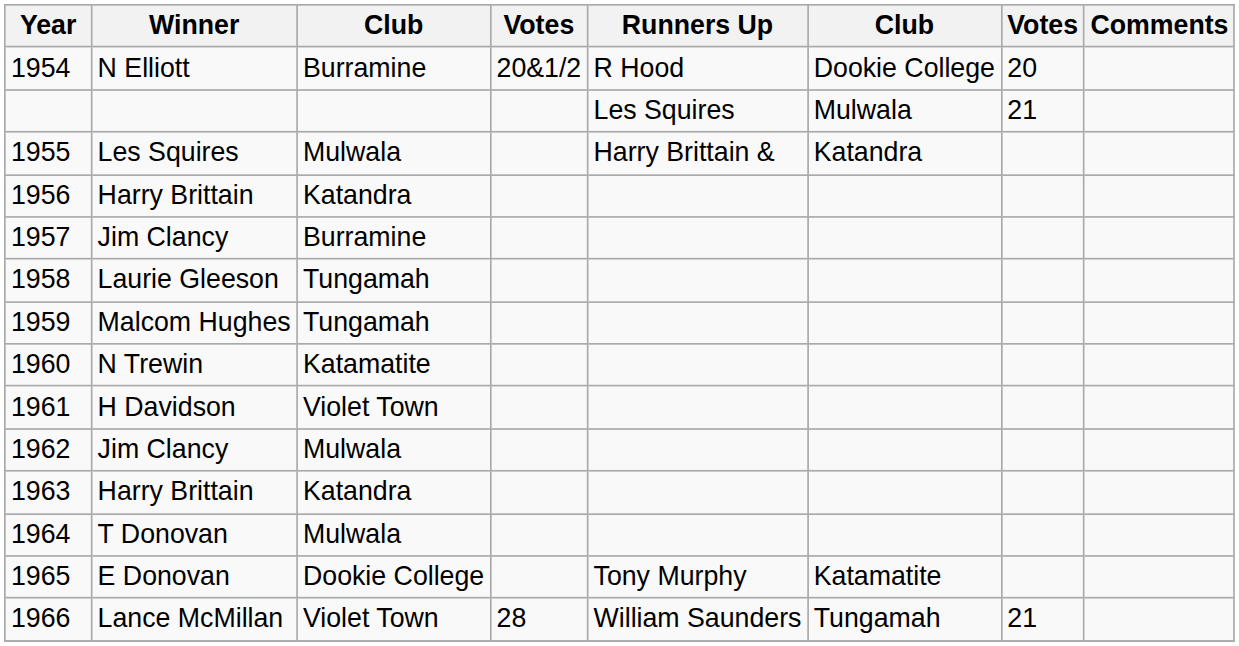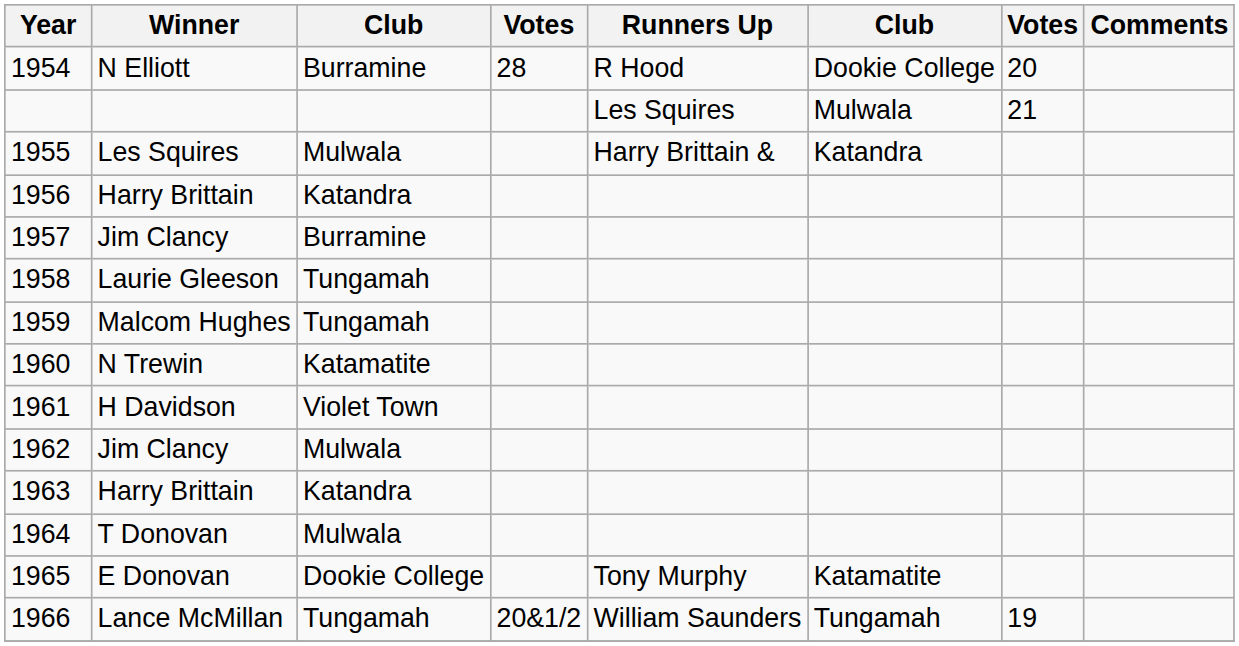(539, 68) 20&1/2 -> (511, 68) 28
(371, 618) Violet Town -> (366, 618) Tungamah
(511, 618) 28 -> (539, 618) 20&1/2
(1022, 618) 21 -> (1022, 618) 19
